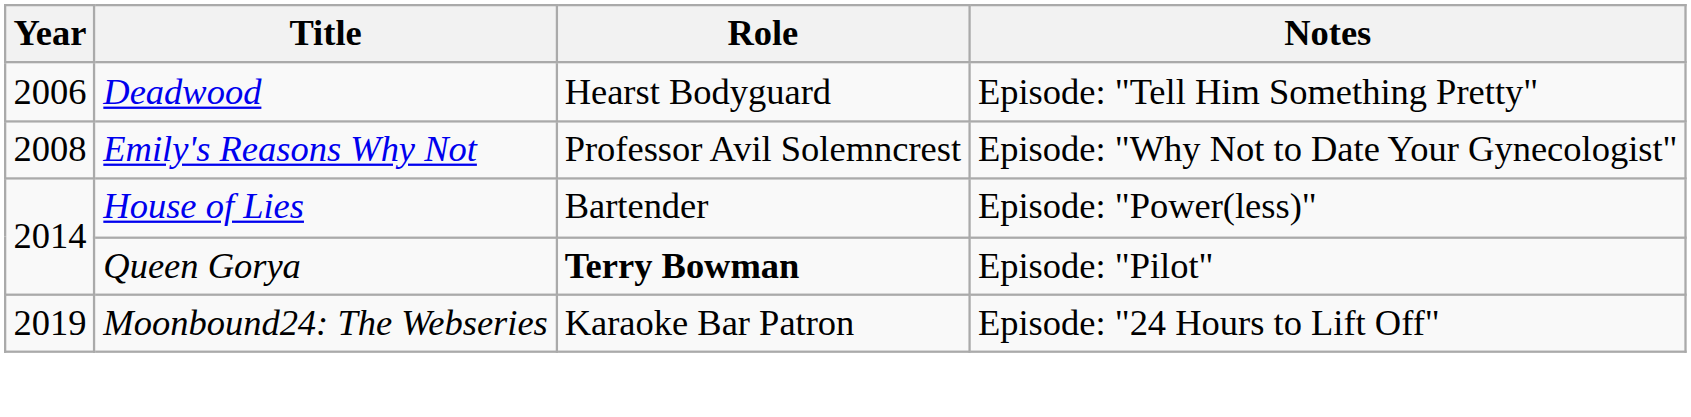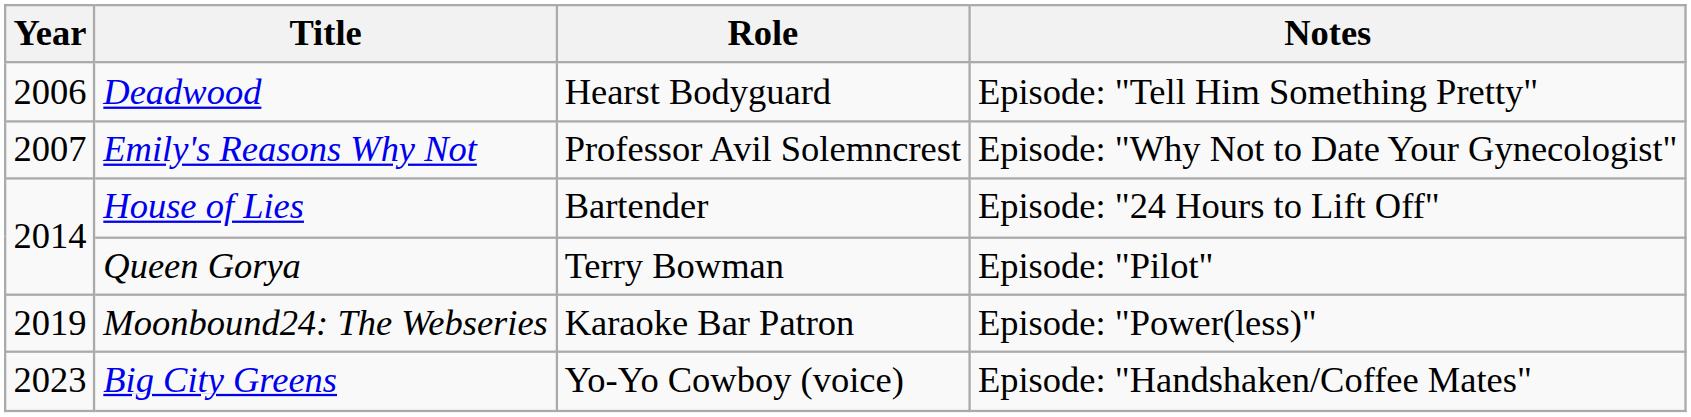(50, 149) 2008 -> (50, 149) 2007
(1147, 206) Episode: "Power(less)" -> (1209, 206) Episode: "24 Hours to Lift Off"
(682, 264) bold -> (674, 264) normal
(1209, 322) Episode: "24 Hours to Lift Off" -> (1147, 322) Episode: "Power(less)"
+ row: (220, 380)
